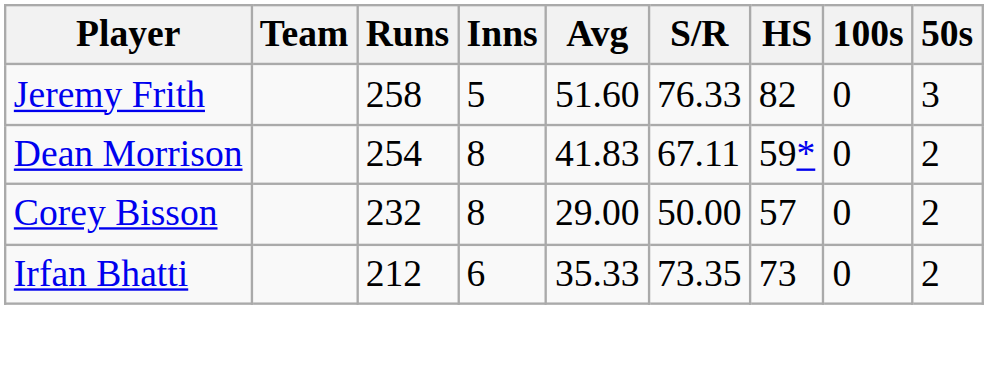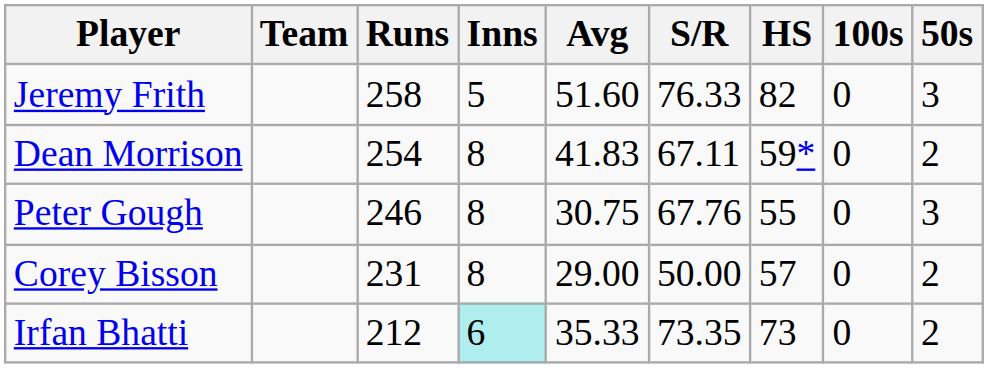+ row: (108, 213)
(394, 213) 232 -> (394, 272) 231
(476, 272) no background -> (476, 332) paleturquoise background
